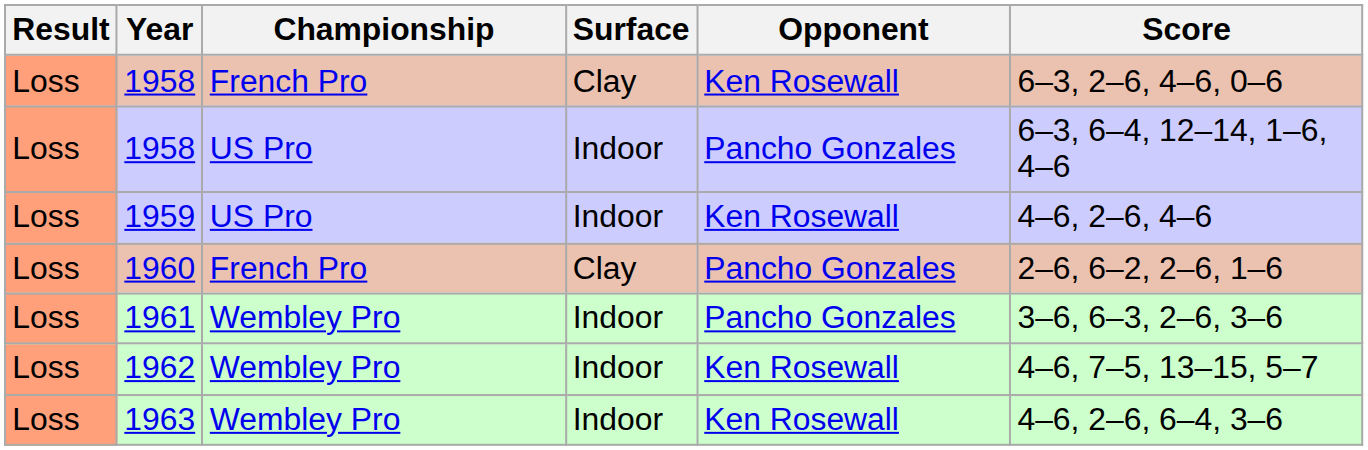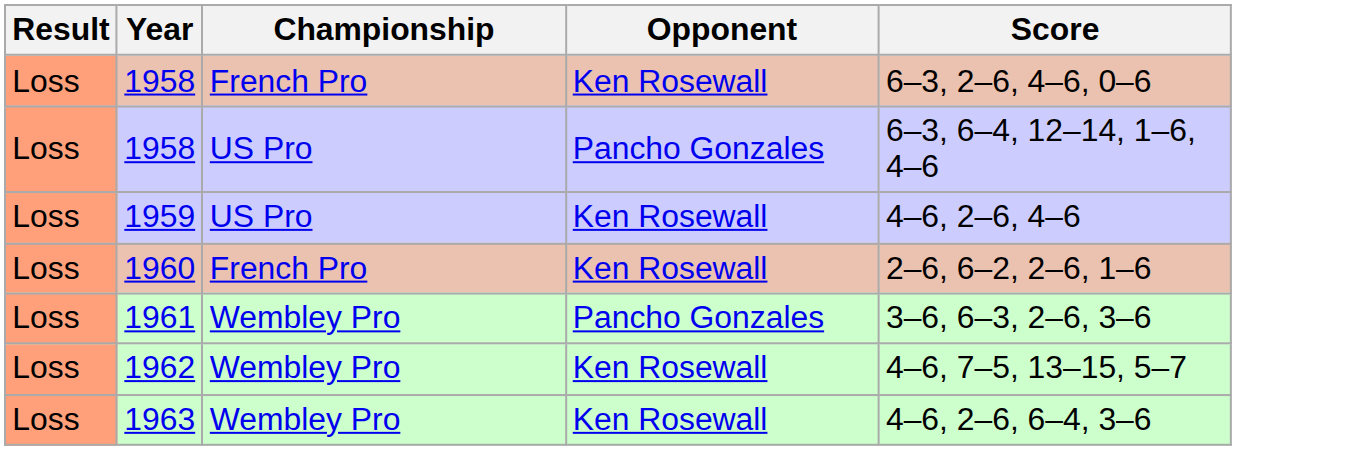- column: (631, 29)
(830, 267) Pancho Gonzales -> (670, 267) Ken Rosewall
